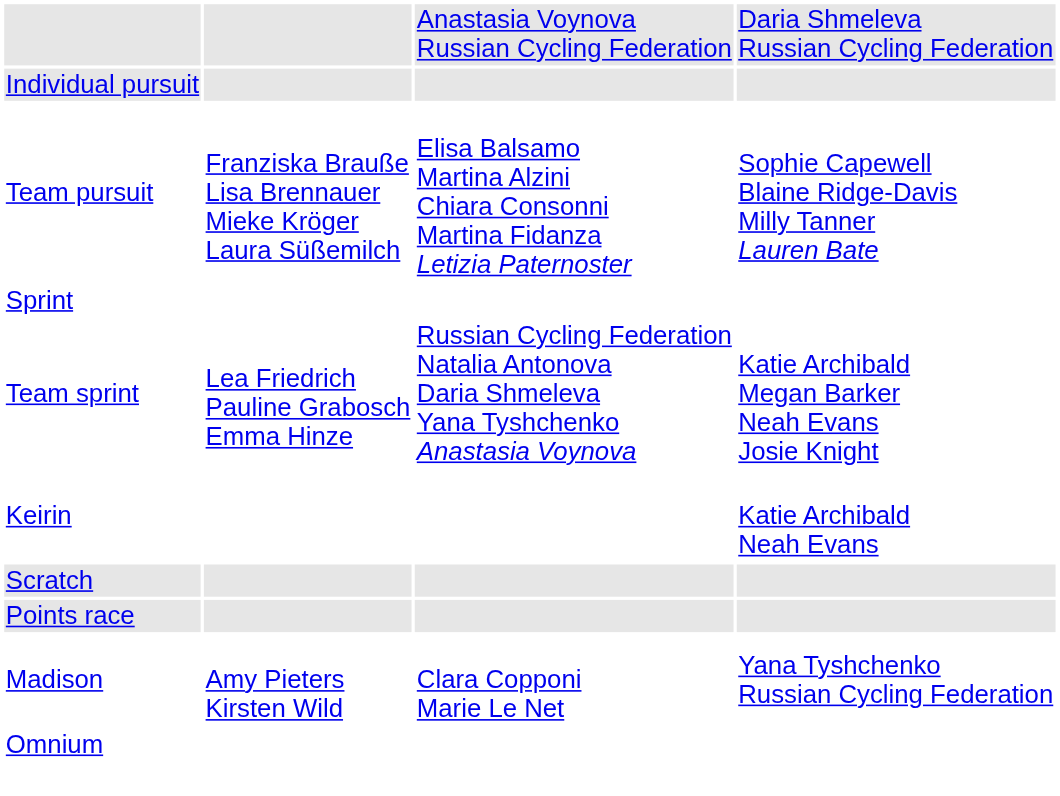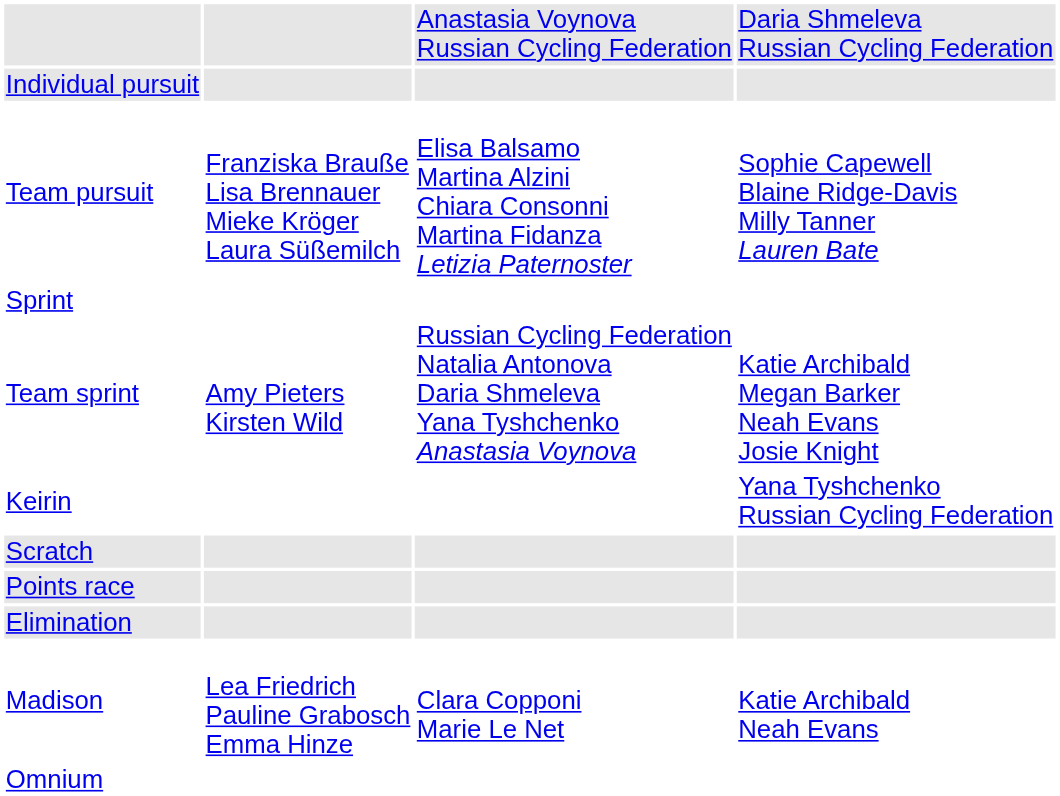(308, 408) Lea Friedrich Pauline Grabosch Emma Hinze -> (275, 408) Amy Pieters Kirsten Wild
(824, 530) Katie Archibald Neah Evans -> (896, 501) Yana Tyshchenko Russian Cycling Federation
+ row: (69, 622)
(275, 694) Amy Pieters Kirsten Wild -> (308, 715) Lea Friedrich Pauline Grabosch Emma Hinze
(896, 680) Yana Tyshchenko Russian Cycling Federation -> (824, 715) Katie Archibald Neah Evans
